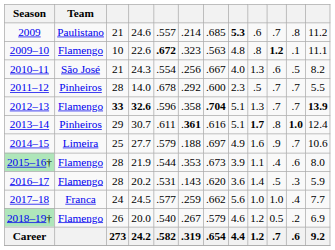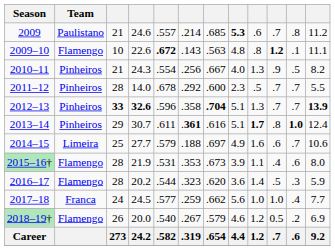(191, 51) .323 -> (191, 51) .143
(81, 69) São José -> (81, 69) Pinheiros
(276, 69) .6 -> (276, 69) .9
(81, 106) Flamengo -> (81, 106) Pinheiros
(276, 143) .9 -> (276, 143) .6
(166, 162) .544 -> (166, 162) .531
(166, 180) .531 -> (166, 180) .544
(191, 180) .143 -> (191, 180) .323
